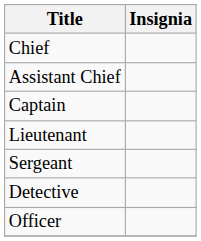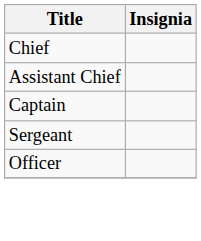- row: (48, 134)
- row: (44, 192)
